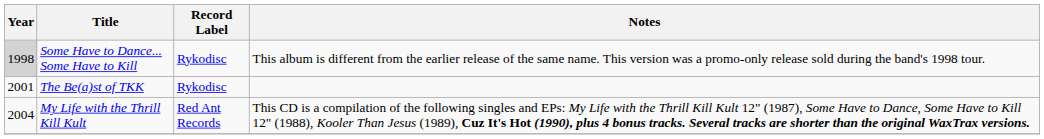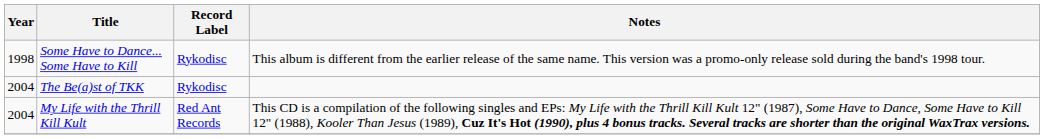(21, 58) lightgrey background -> (21, 58) no background
(21, 87) 2001 -> (21, 87) 2004
